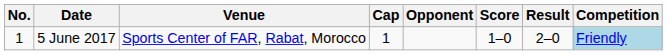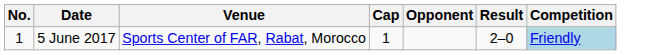- column: (500, 15)
